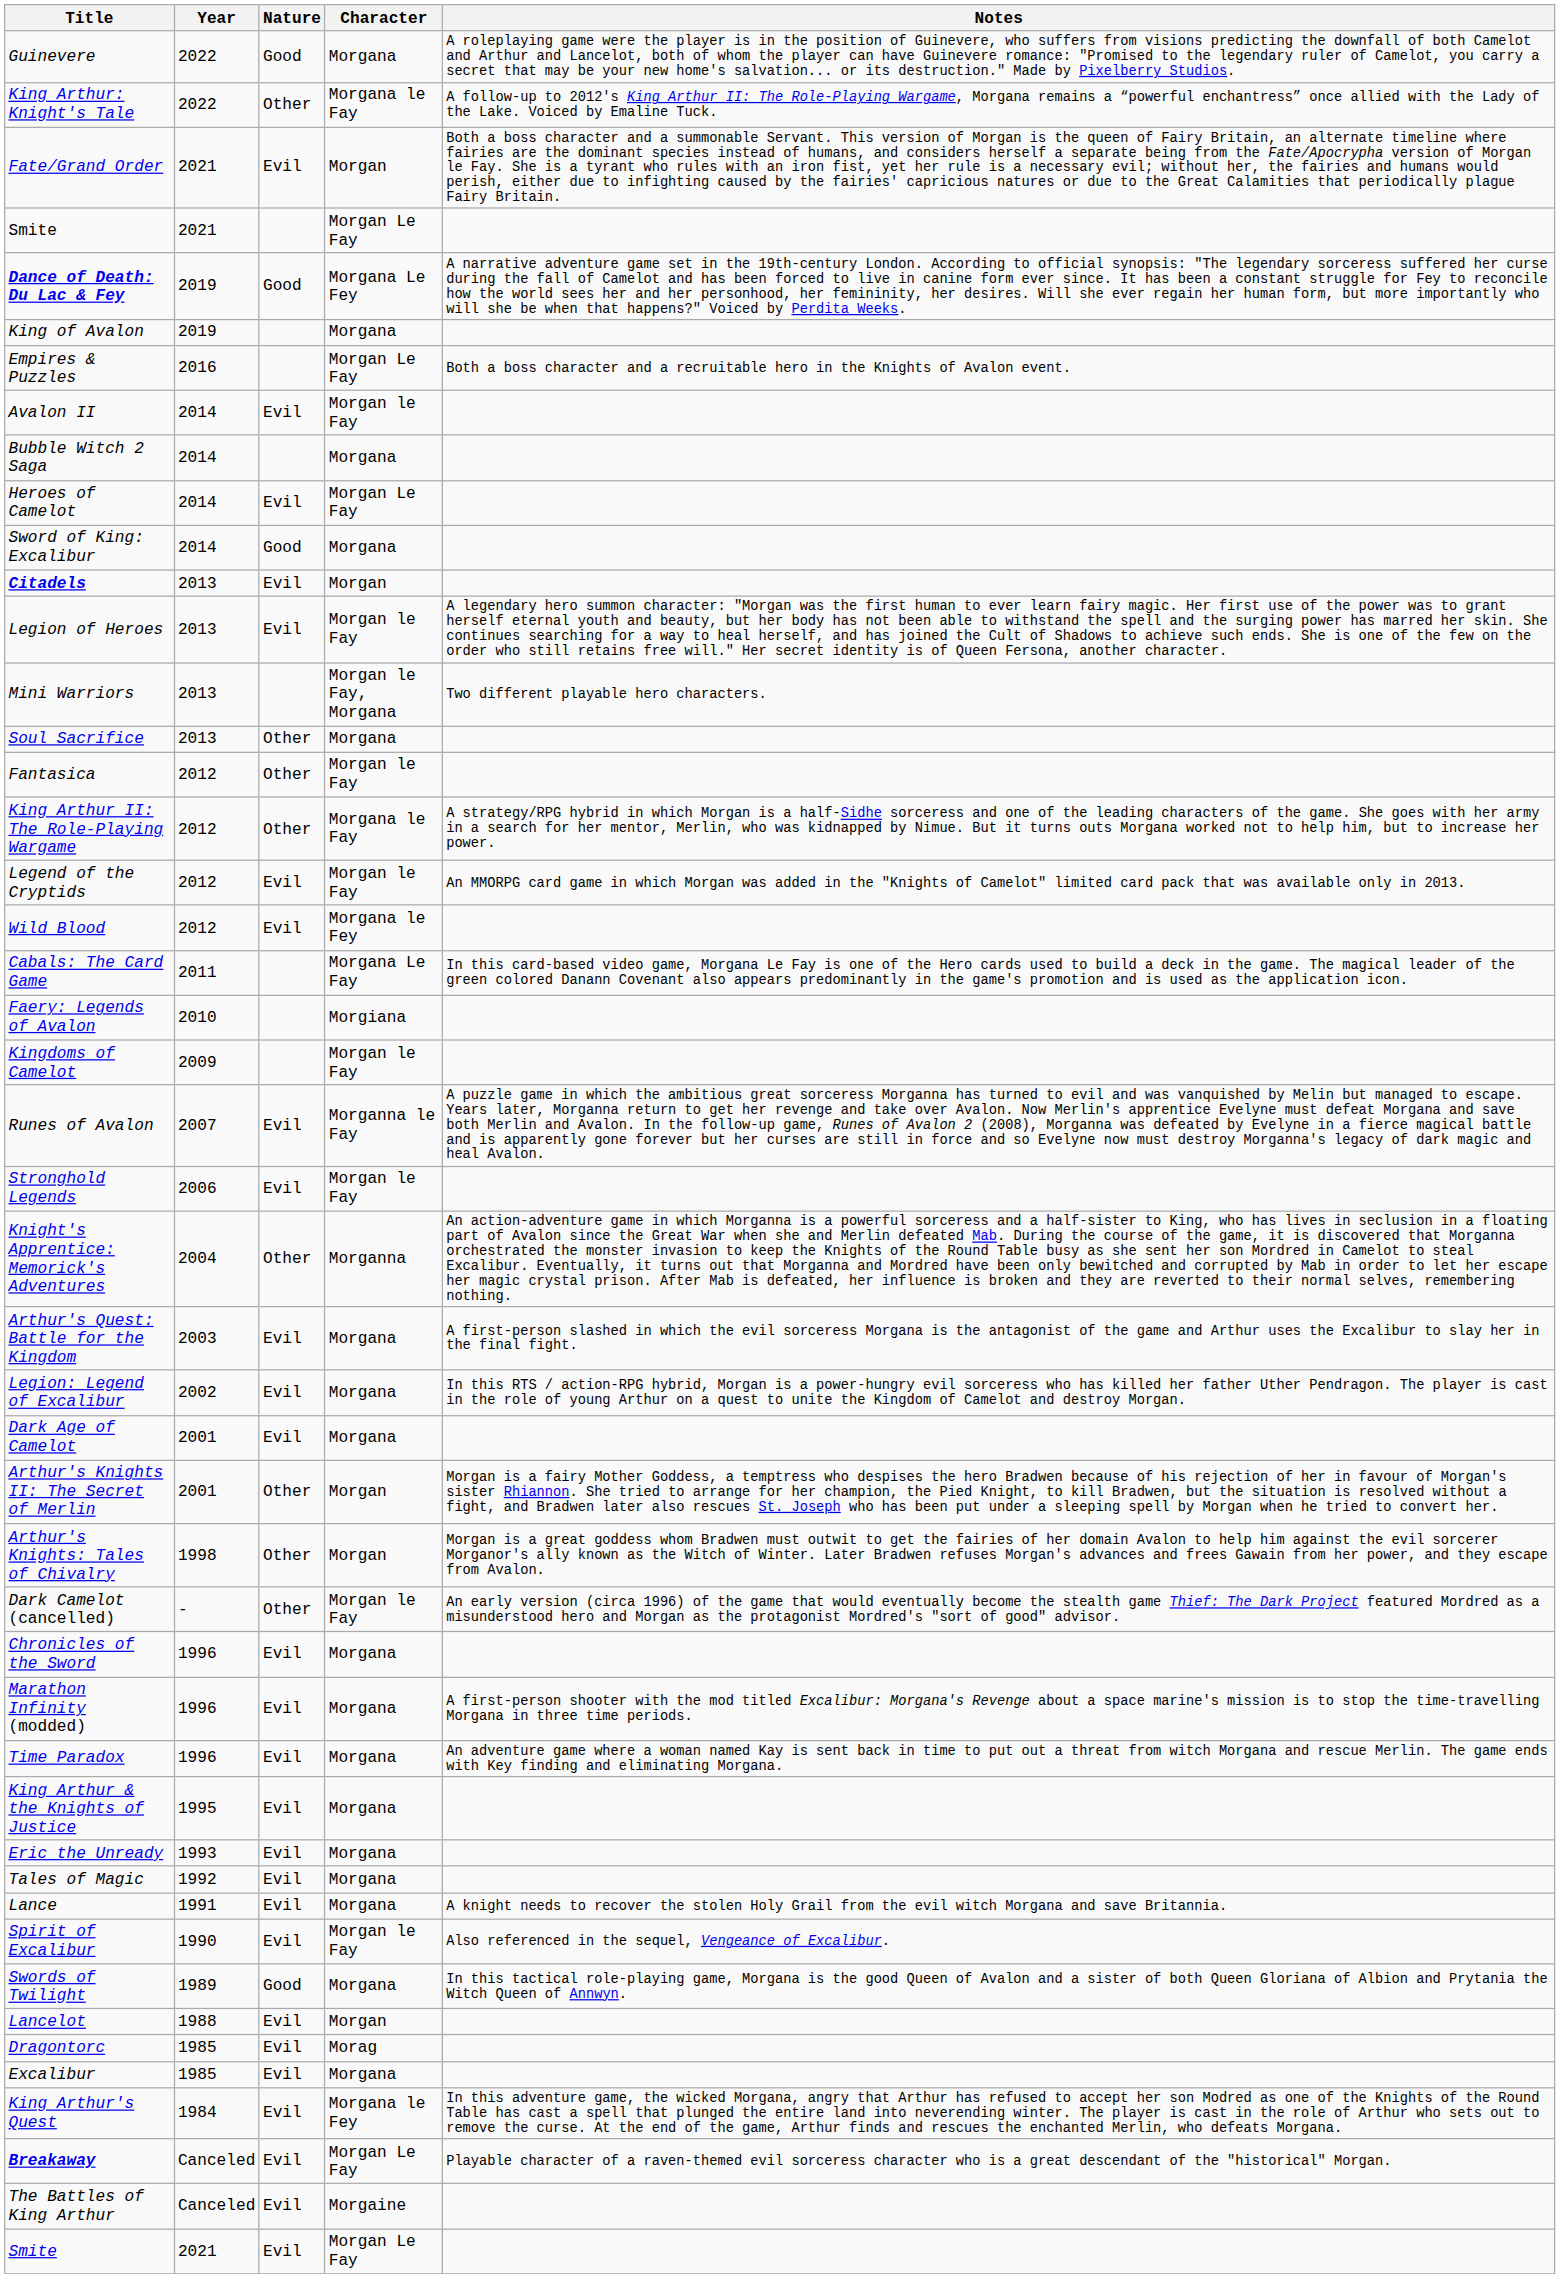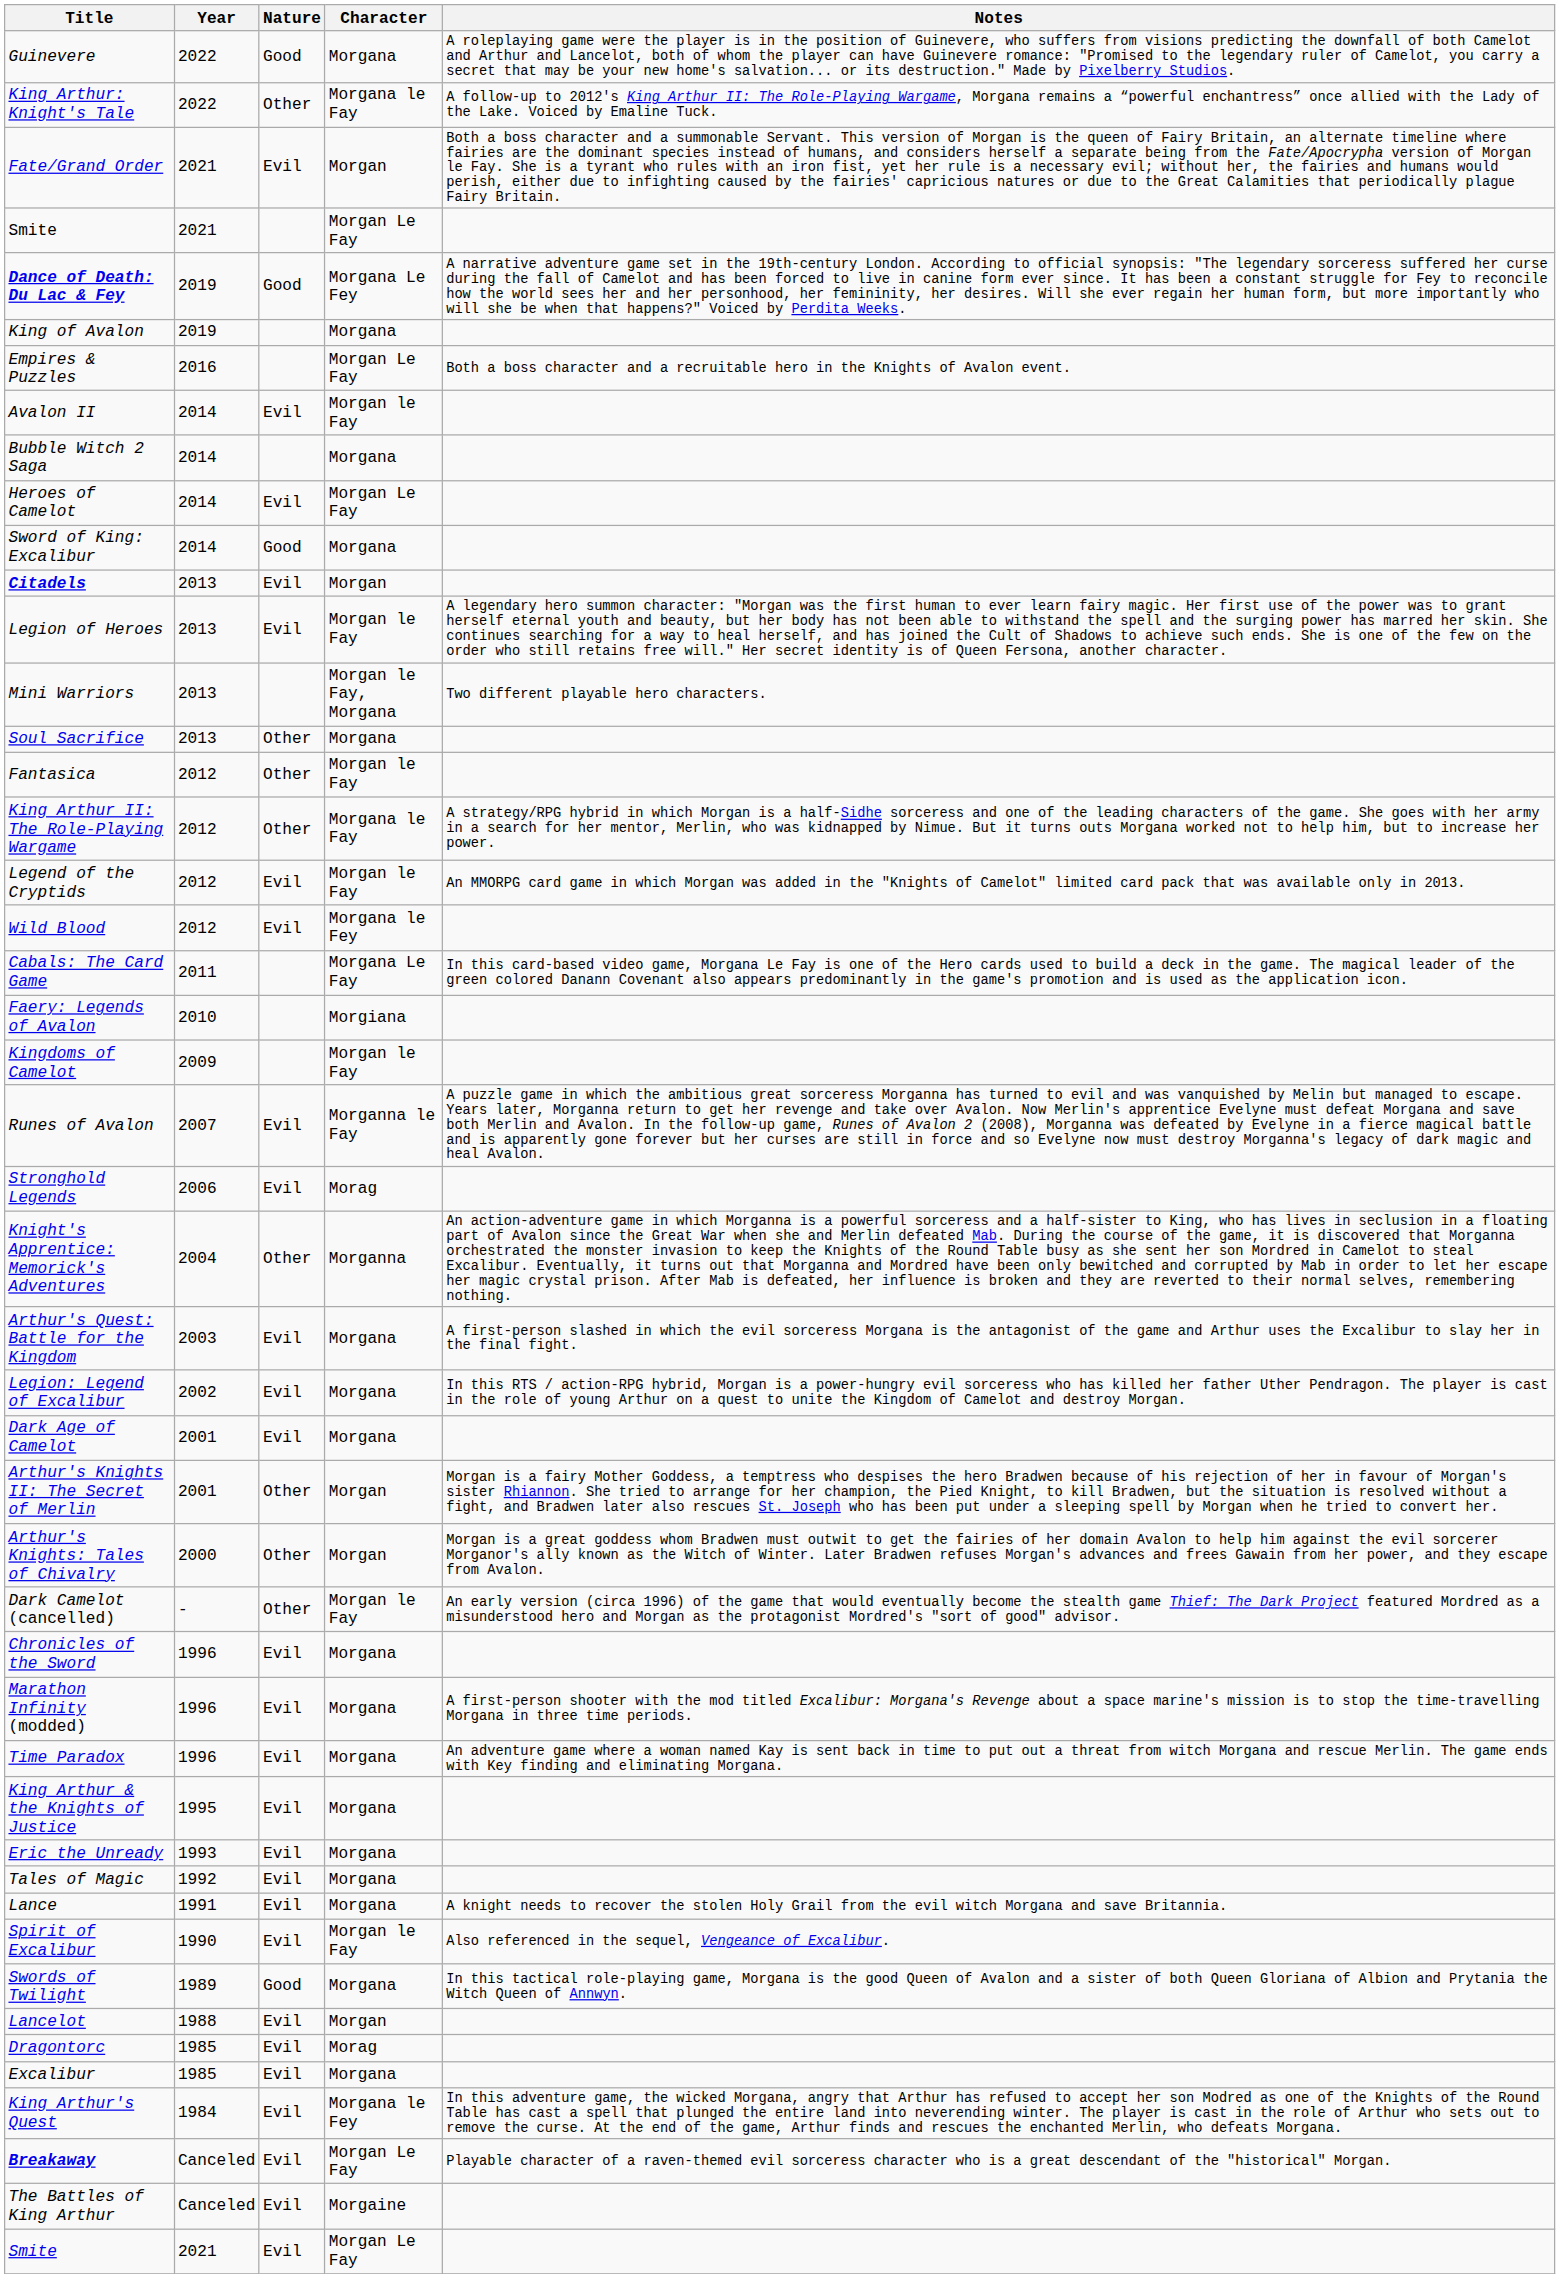(372, 1188) Morgan le Fay -> (353, 1188) Morag
(197, 1555) 1998 -> (197, 1555) 2000
